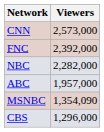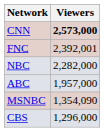(75, 30) normal -> (75, 30) bold
(75, 48) 2,392,000 -> (75, 48) 2,392,001
